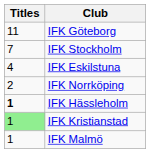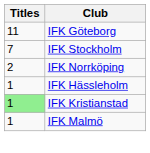- row: (84, 67)
(10, 103) bold -> (10, 85) normal
